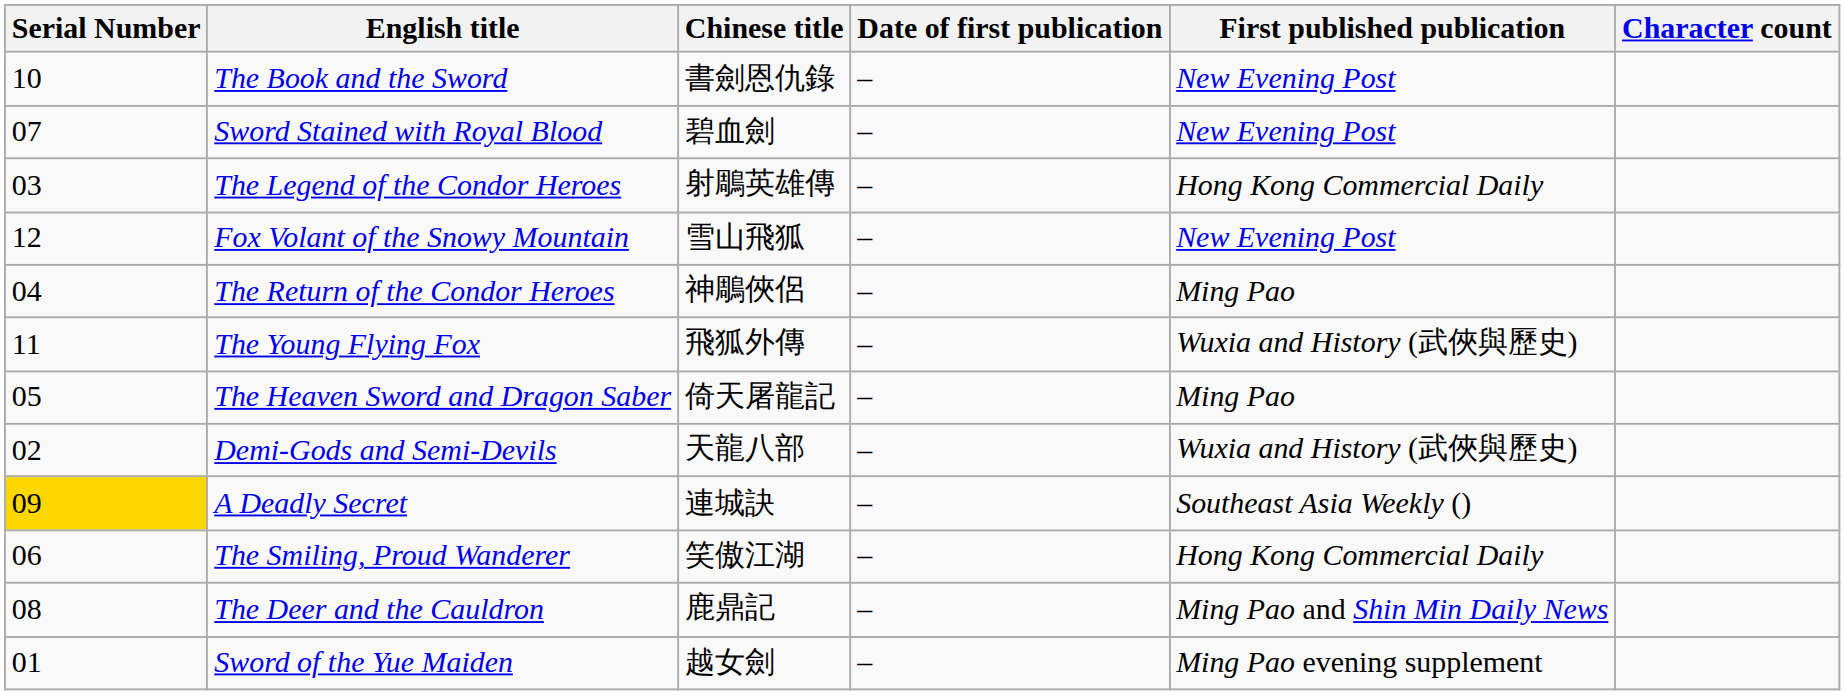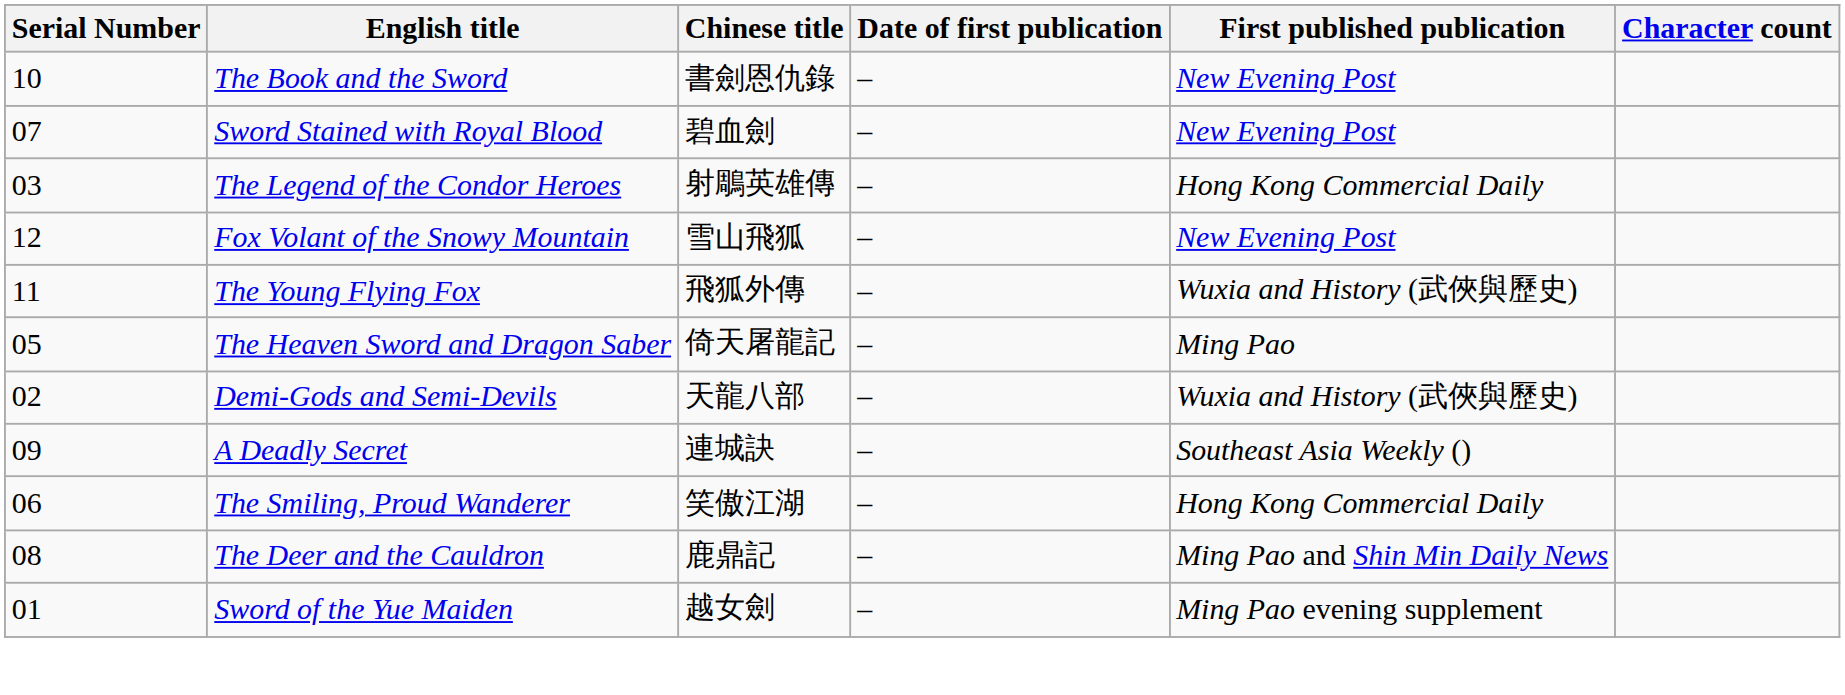- row: (414, 290)
(27, 502) gold background -> (27, 449) no background
